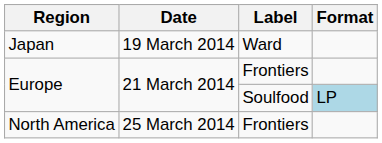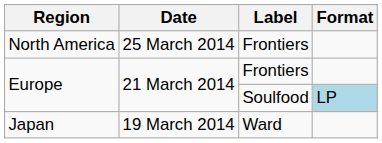rows swapped: (31, 44) <-> (62, 124)
